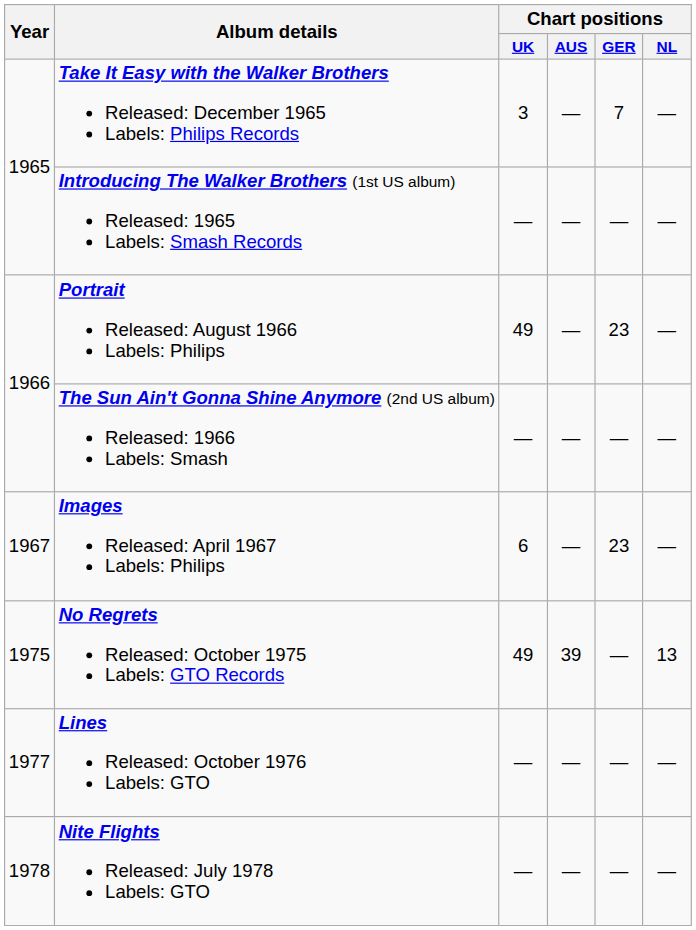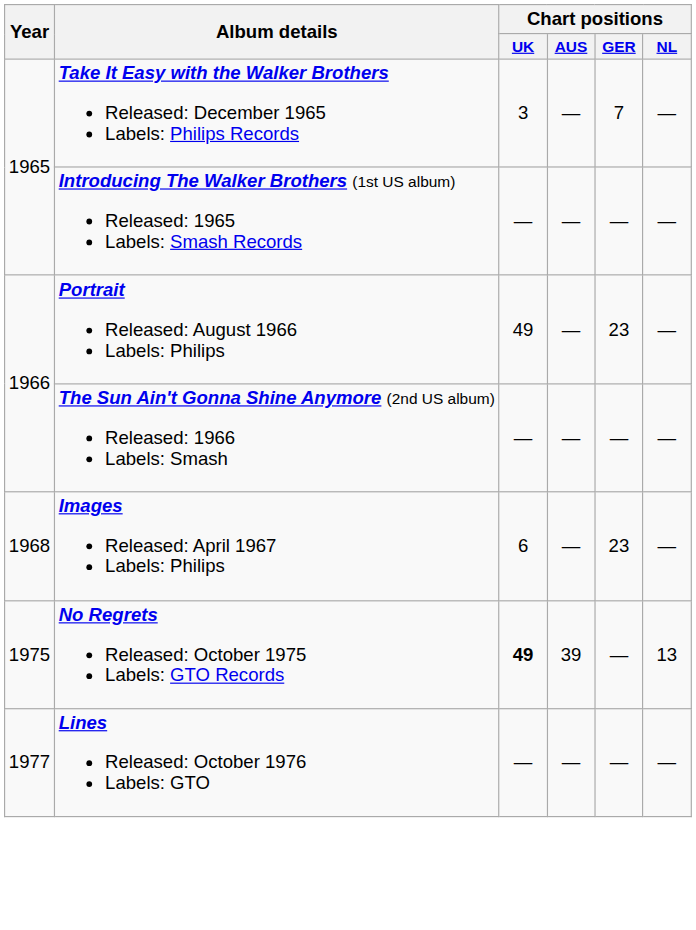(30, 546) 1967 -> (30, 546) 1968
(523, 654) normal -> (523, 654) bold
- row: (277, 862)
